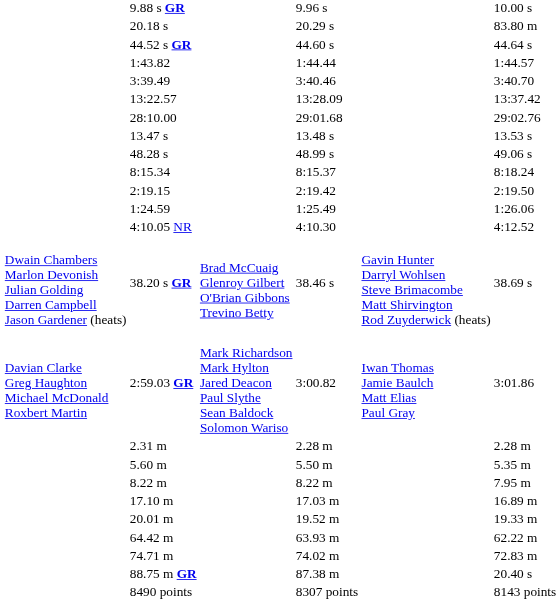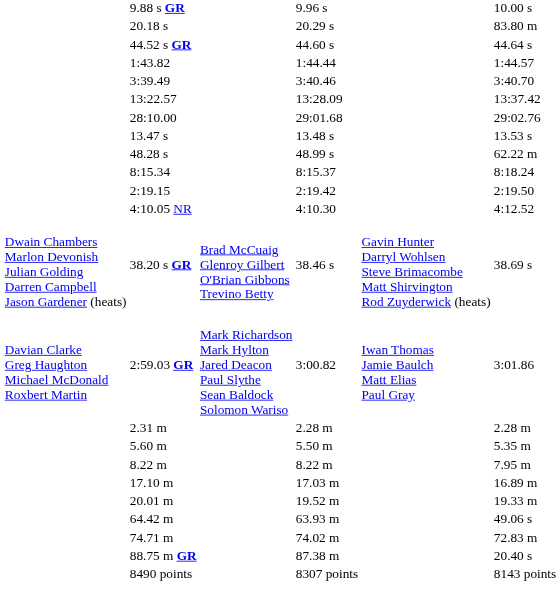(513, 154) 49.06 s -> (516, 154) 62.22 m
- row: (150, 208)
(516, 537) 62.22 m -> (513, 519) 49.06 s
